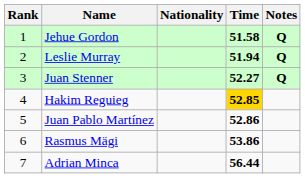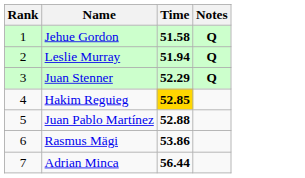- column: (192, 15)
(244, 78) 52.27 -> (175, 78) 52.29
(244, 120) 52.86 -> (175, 120) 52.88
